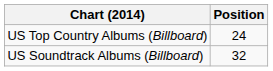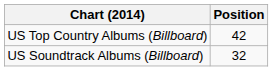(239, 35) 24 -> (239, 35) 42
